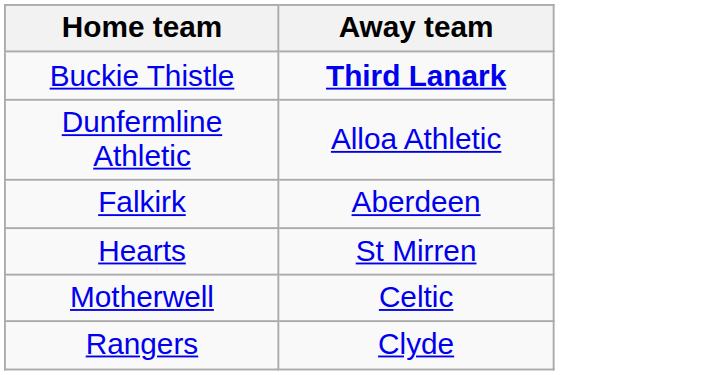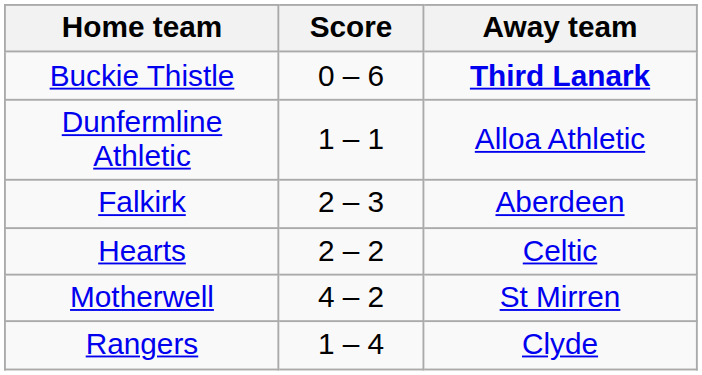+ column: (351, 28)
(416, 250) St Mirren -> (560, 250) Celtic
(416, 297) Celtic -> (560, 297) St Mirren
